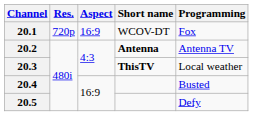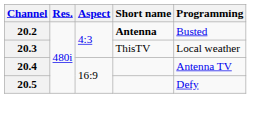- row: (27, 31)
(206, 48) Antenna TV -> (192, 31) Busted
(136, 66) bold -> (133, 48) normal
(194, 84) Busted -> (204, 66) Antenna TV
